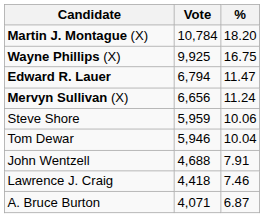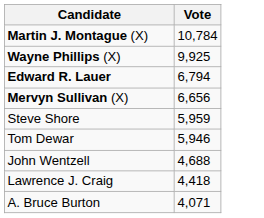- column: (240, 14)
